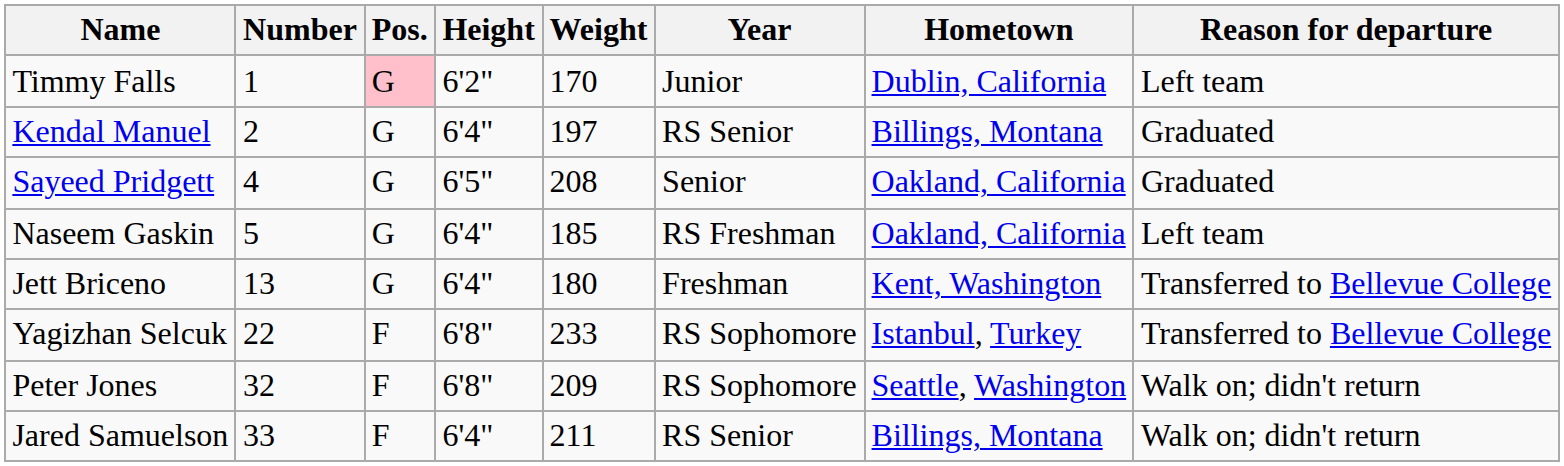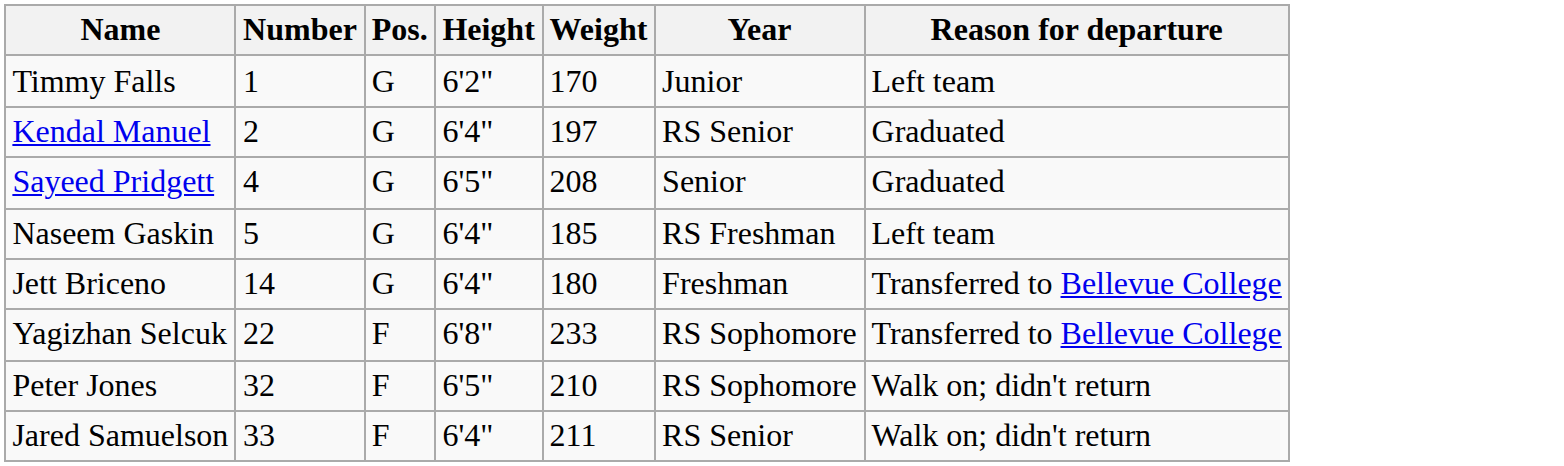- column: (999, 29)
(383, 80) pink background -> (383, 80) no background
(259, 283) 13 -> (259, 283) 14
(468, 385) 6'8" -> (468, 385) 6'5"
(574, 385) 209 -> (574, 385) 210
